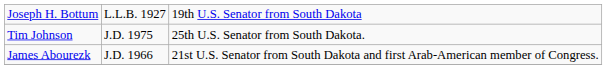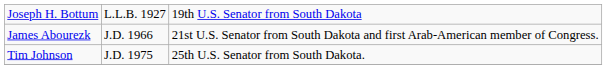rows swapped: (49, 54) <-> (40, 34)
